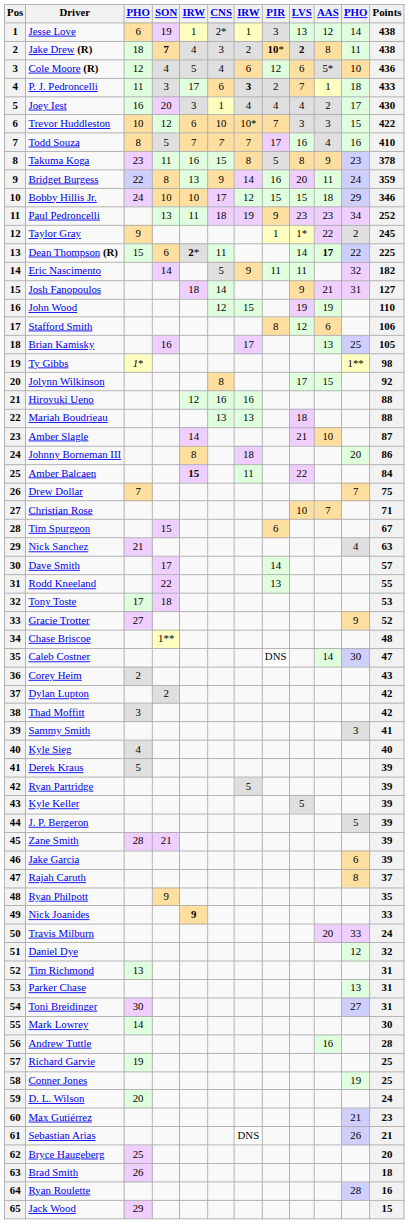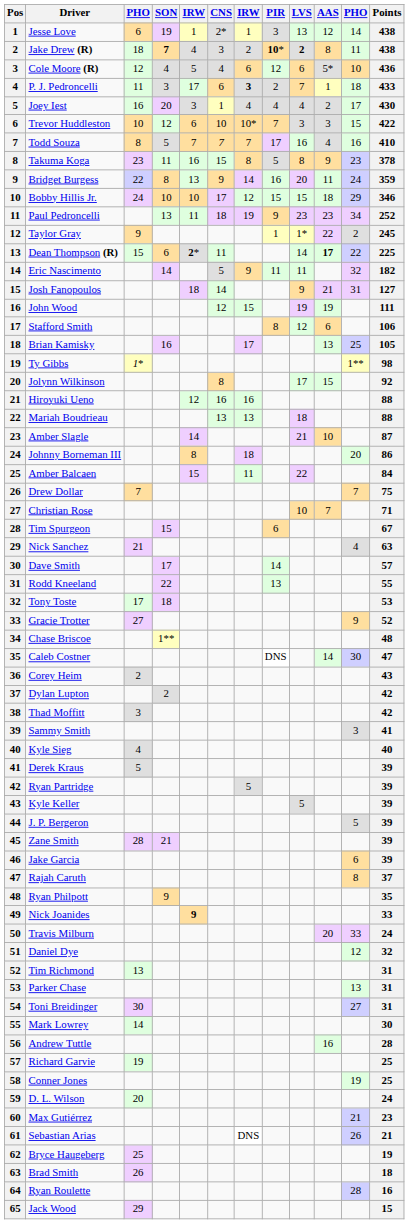(387, 308) 110 -> (387, 308) 111
(194, 473) bold -> (194, 473) normal
(387, 1154) 20 -> (387, 1154) 19
